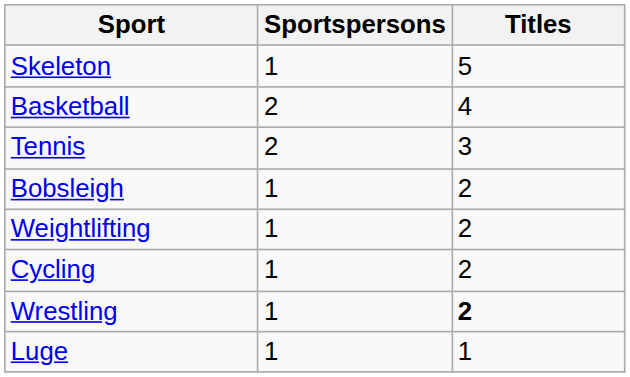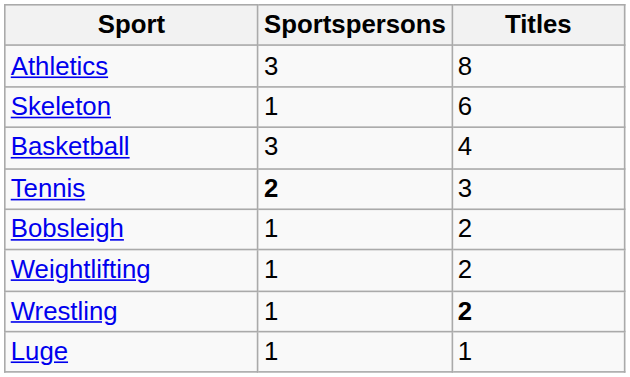+ row: (59, 65)
(465, 65) 5 -> (465, 106) 6
(271, 106) 2 -> (271, 147) 3
(271, 147) normal -> (271, 188) bold
- row: (53, 270)
